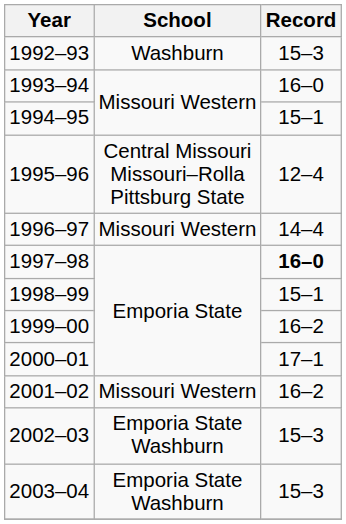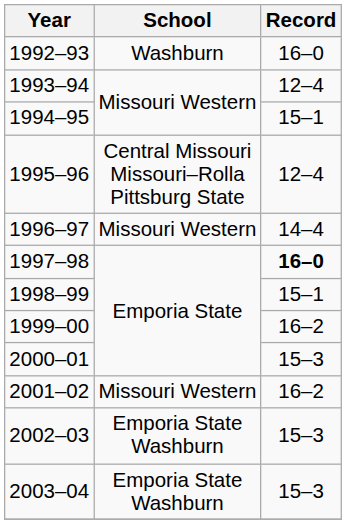(301, 53) 15–3 -> (301, 53) 16–0
(301, 85) 16–0 -> (301, 85) 12–4
(301, 359) 17–1 -> (301, 359) 15–3
